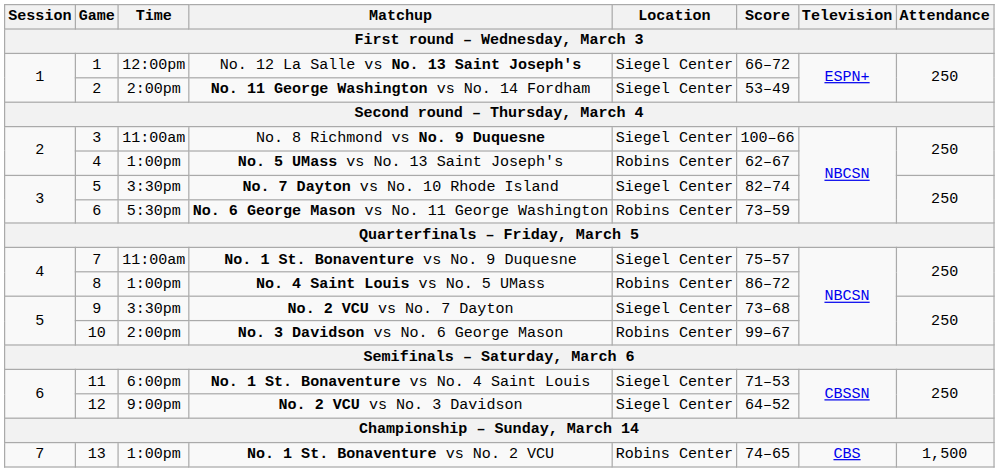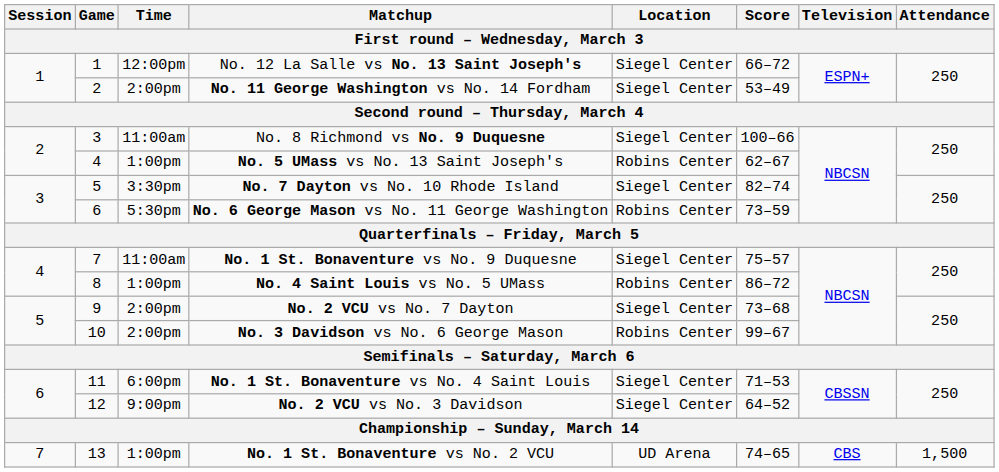(154, 309) 3:30pm -> (154, 309) 2:00pm
(674, 455) Robins Center -> (674, 455) UD Arena
